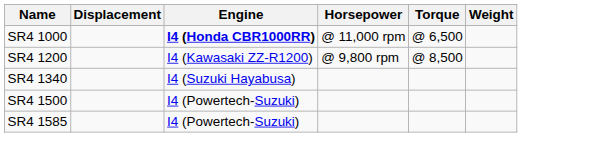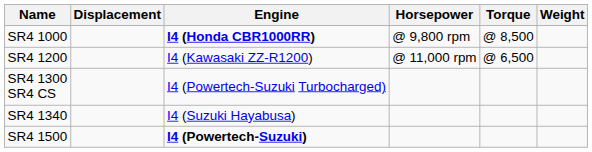(363, 36) @ 11,000 rpm -> (431, 36) @ 9,800 rpm
(437, 36) @ 6,500 -> (508, 36) @ 8,500
(360, 57) @ 9,800 rpm -> (434, 57) @ 11,000 rpm
(437, 57) @ 8,500 -> (508, 57) @ 6,500
+ row: (37, 86)
(233, 100) normal -> (237, 136) bold
- row: (37, 121)
